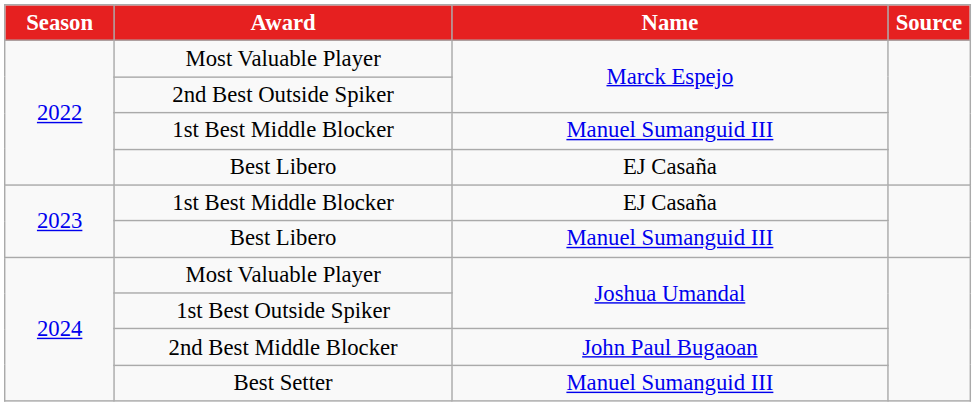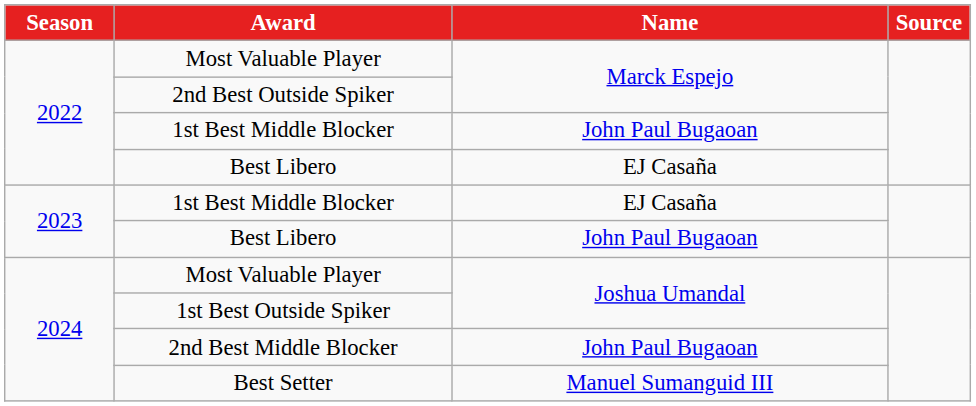(670, 130) Manuel Sumanguid III -> (670, 130) John Paul Bugaoan
(670, 238) Manuel Sumanguid III -> (670, 238) John Paul Bugaoan
